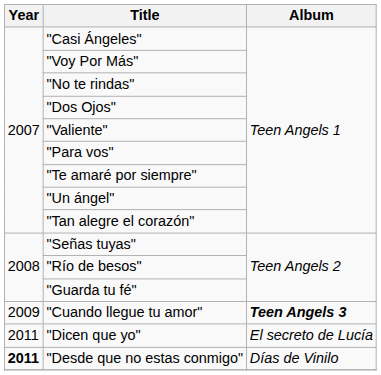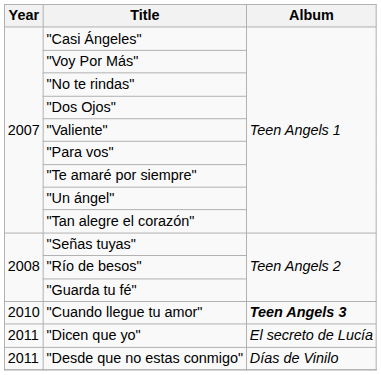(24, 312) 2009 -> (24, 312) 2010
(23, 358) bold -> (23, 358) normal
